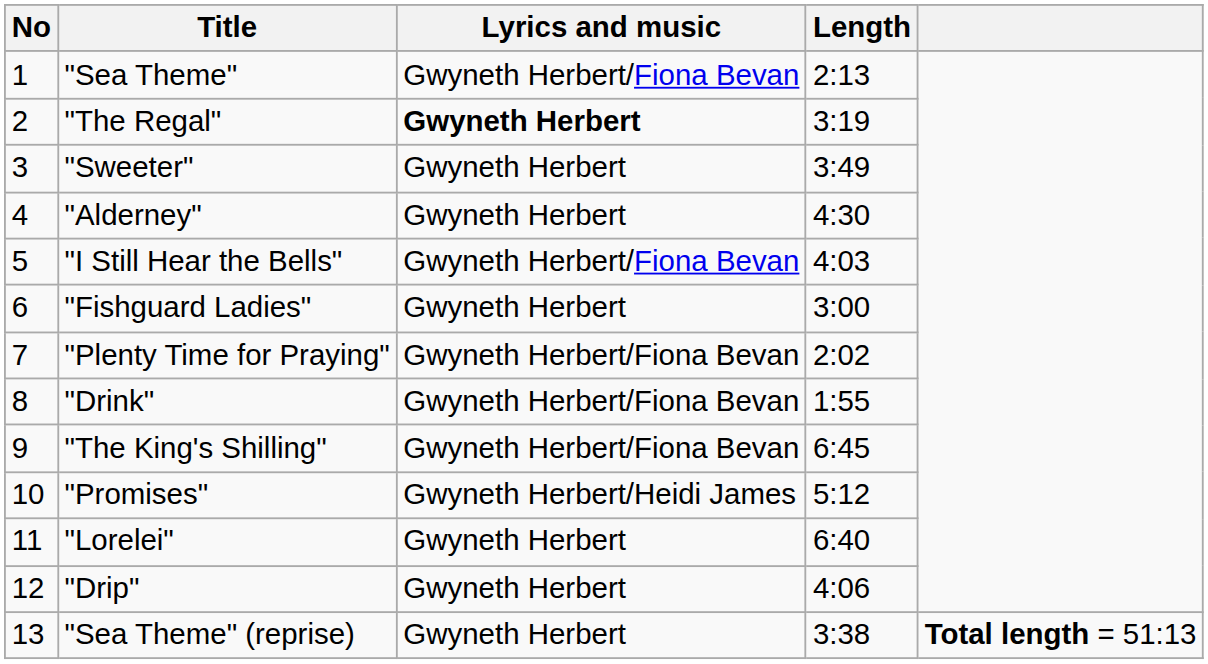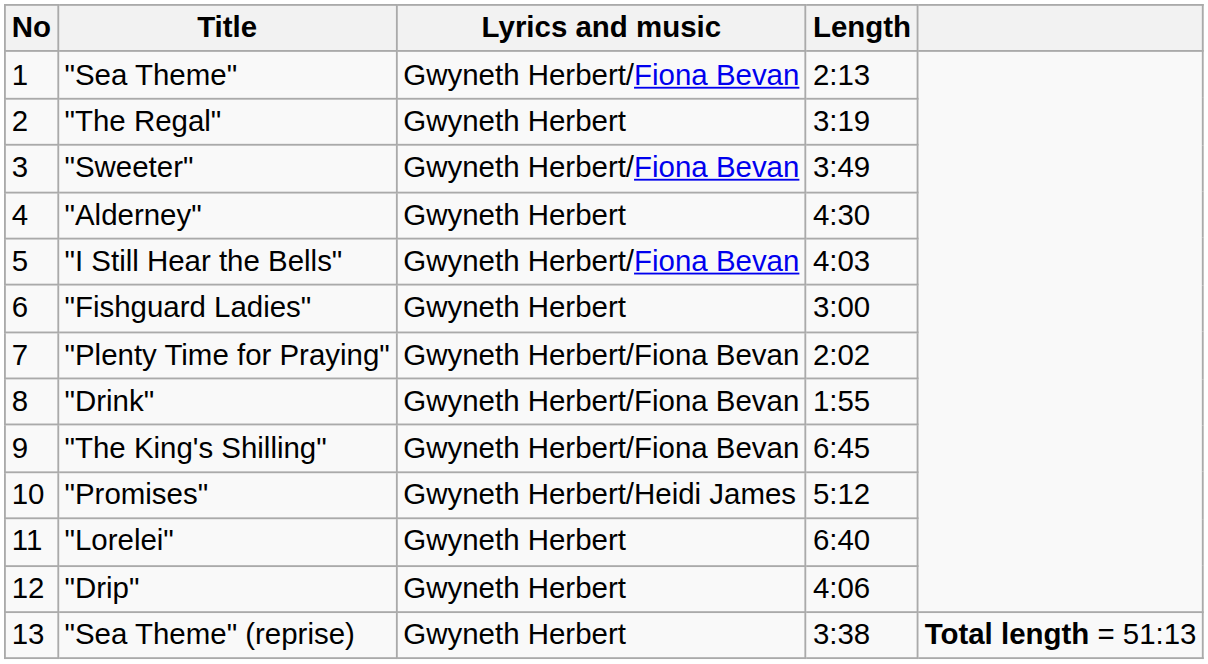(522, 121) bold -> (515, 121) normal
(515, 167) Gwyneth Herbert -> (601, 167) Gwyneth Herbert/Fiona Bevan
